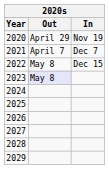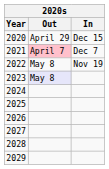(88, 38) Nov 19 -> (88, 38) Dec 15
(47, 51) no background -> (47, 51) pink background
(88, 64) Dec 15 -> (88, 64) Nov 19
